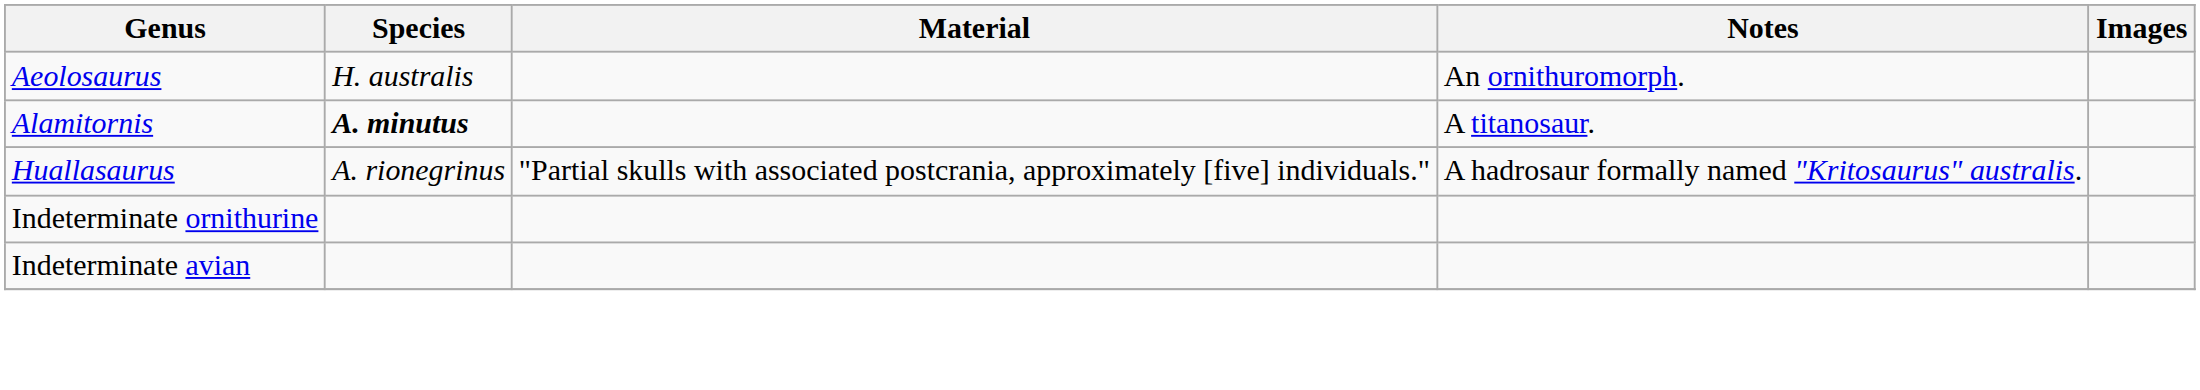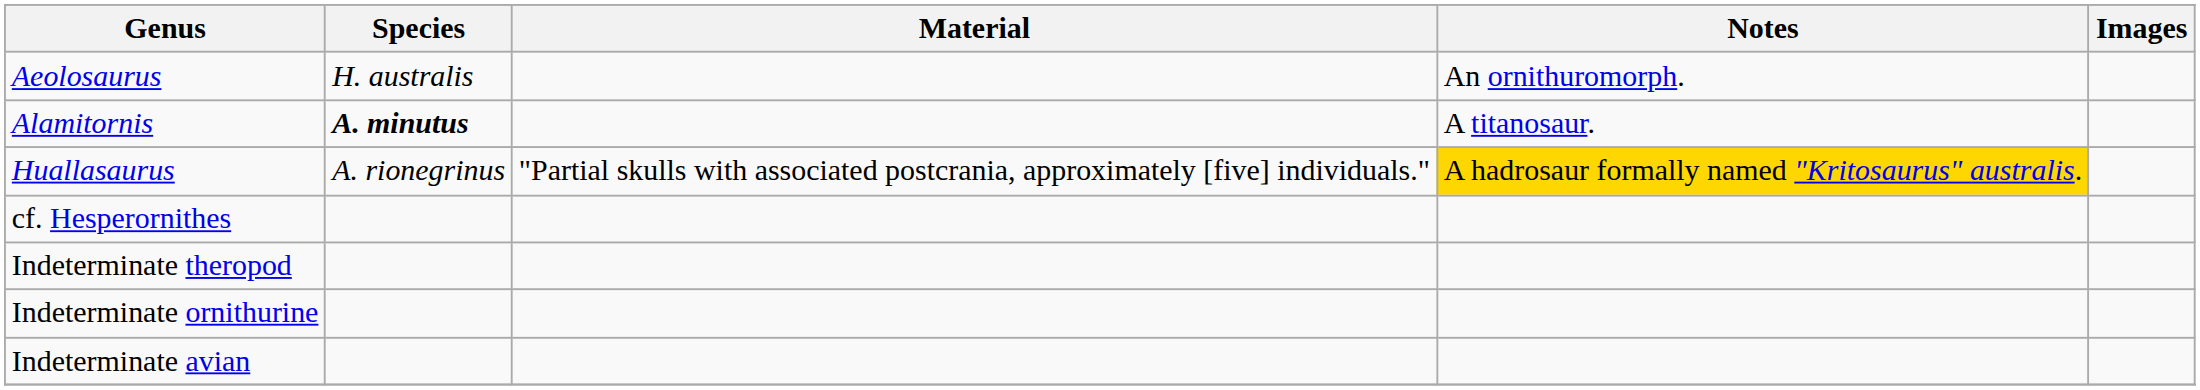(1763, 170) no background -> (1763, 170) gold background
+ row: (122, 218)
+ row: (152, 265)
